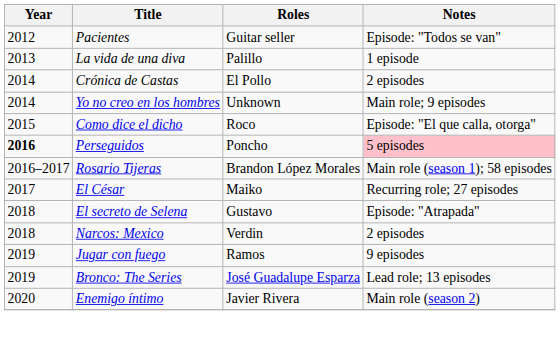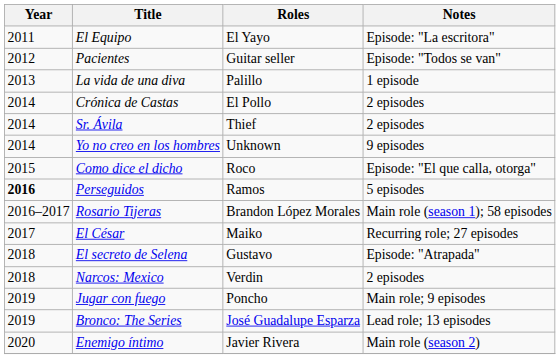+ row: (104, 37)
+ row: (99, 124)
(426, 102) Main role; 9 episodes -> (395, 146) 9 episodes
(247, 146) Poncho -> (245, 189) Ramos
(395, 146) pink background -> (395, 189) no background
(245, 255) Ramos -> (247, 299) Poncho
(395, 255) 9 episodes -> (426, 299) Main role; 9 episodes
